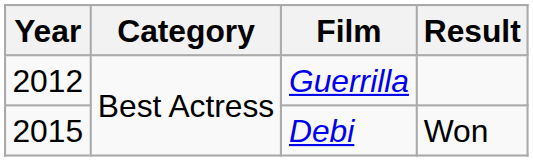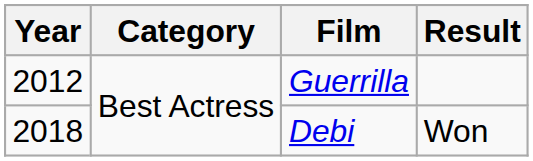(48, 131) 2015 -> (48, 131) 2018
